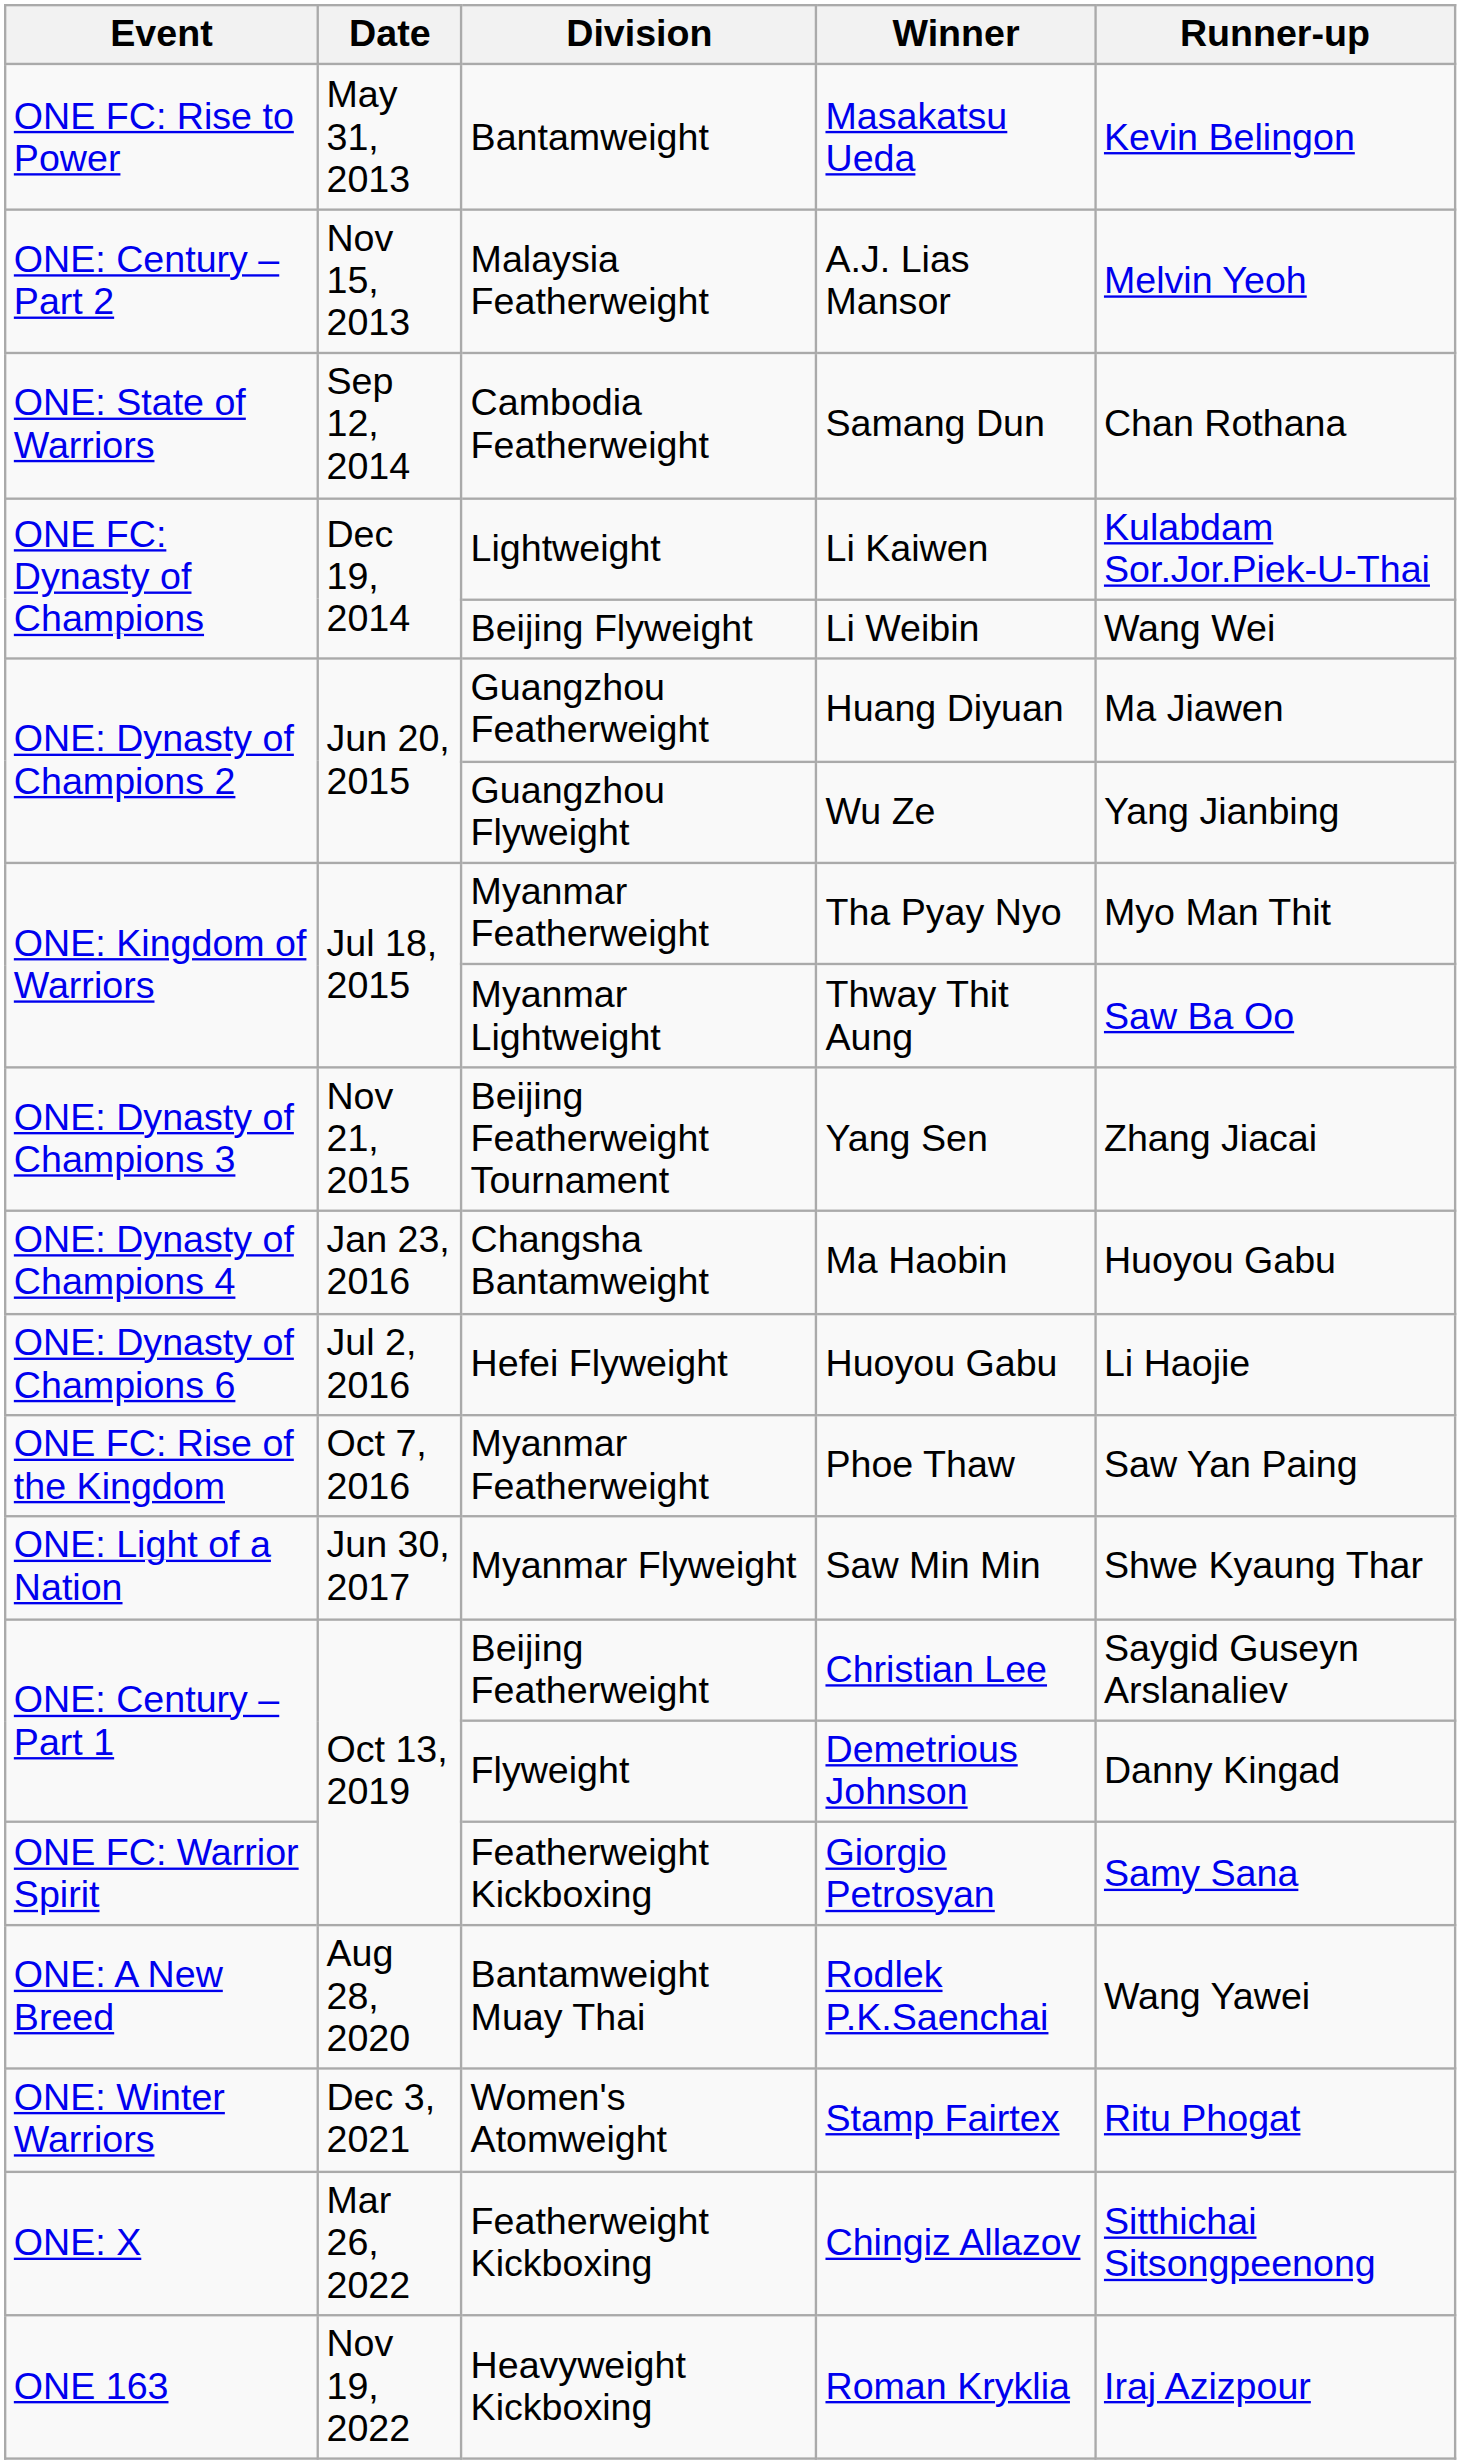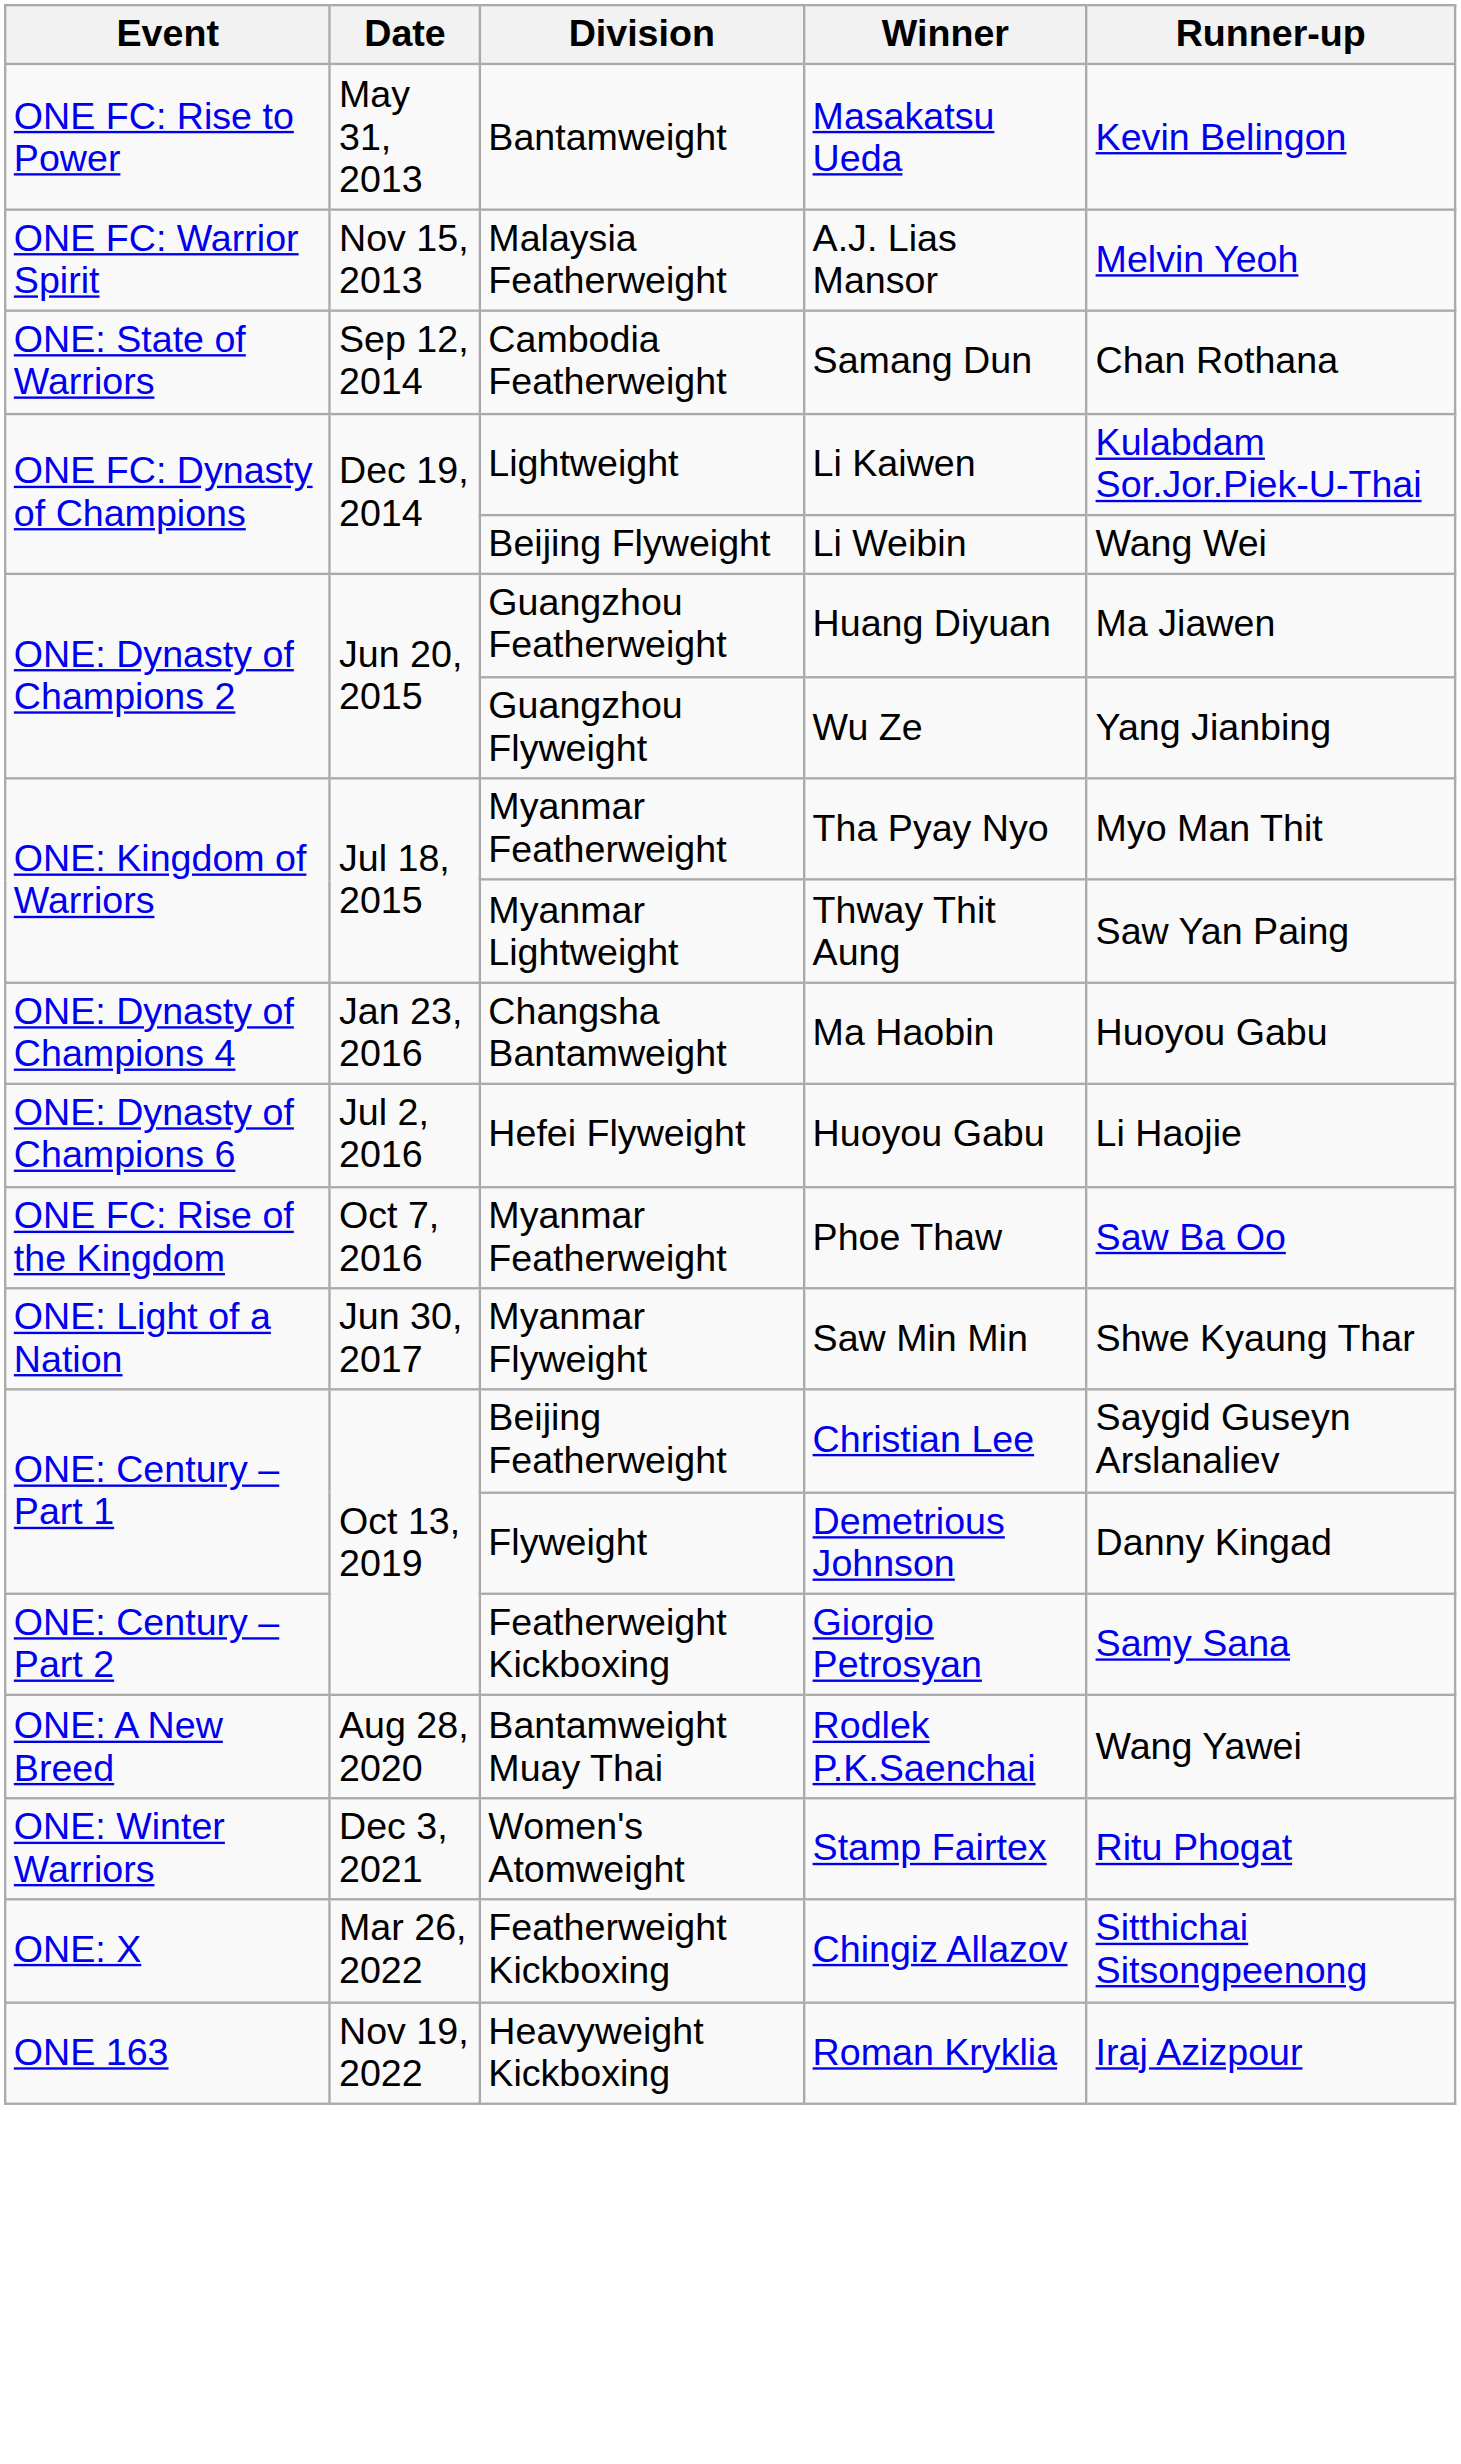(147, 280) ONE: Century – Part 2 -> (156, 259) ONE FC: Warrior Spirit
(1199, 1015) Saw Ba Oo -> (1222, 930) Saw Yan Paing
- row: (907, 1138)
(1231, 1465) Saw Yan Paing -> (1191, 1236) Saw Ba Oo
(156, 1872) ONE FC: Warrior Spirit -> (147, 1644) ONE: Century – Part 2
